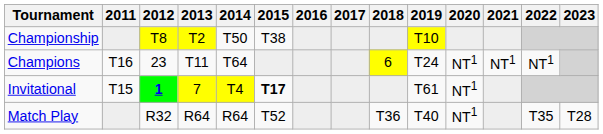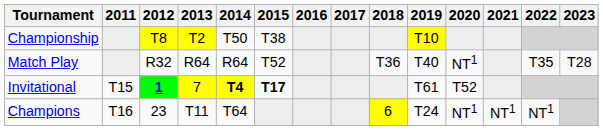rows swapped: (43, 115) <-> (44, 62)
(235, 89) normal -> (235, 87) bold
(465, 89) NT1 -> (465, 87) T52
